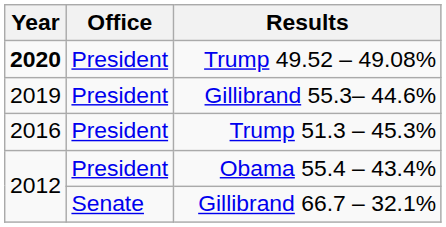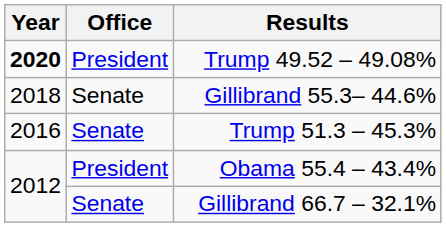(35, 95) 2019 -> (35, 95) 2018
(120, 95) President -> (108, 95) Senate
(120, 131) President -> (108, 131) Senate
